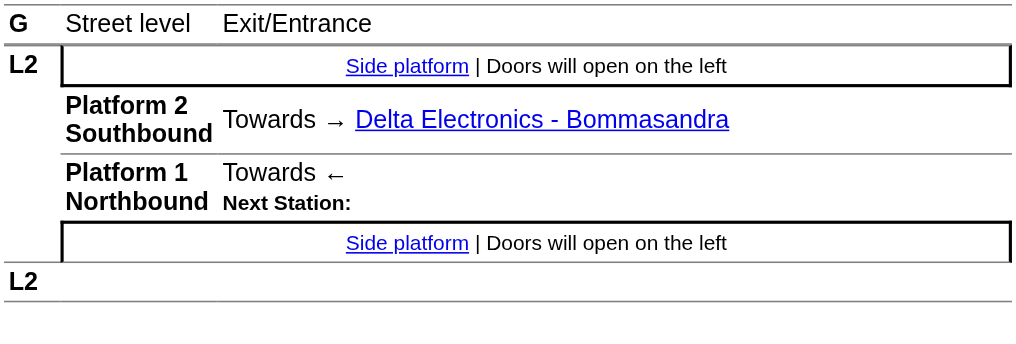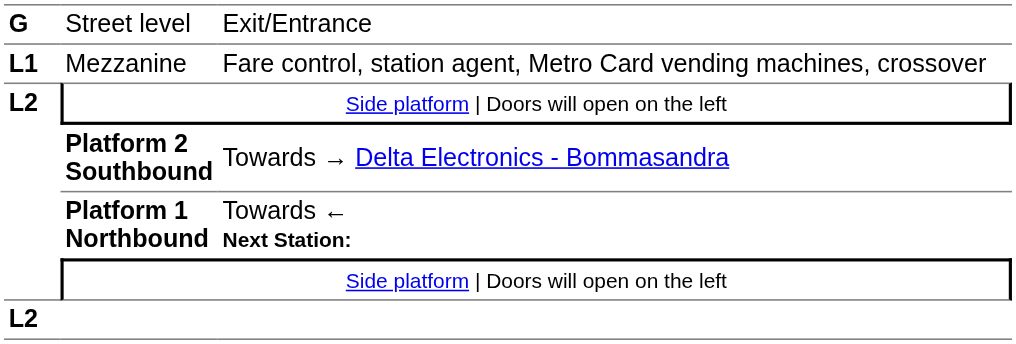+ row: (126, 63)
